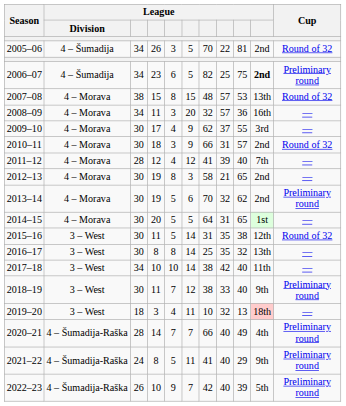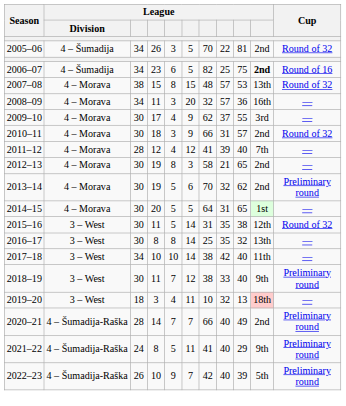(307, 75) Preliminary round -> (307, 69) Round of 16
(262, 333) 4th -> (262, 321) 2nd
